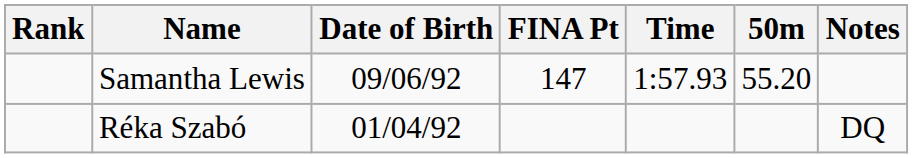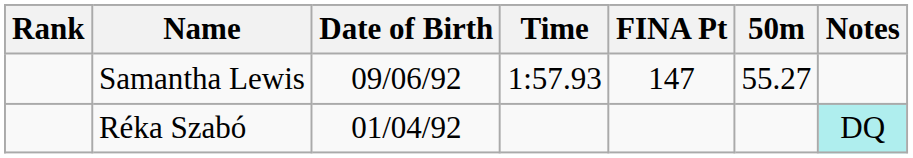columns swapped: (680, 29) <-> (563, 29)
(776, 78) 55.20 -> (776, 78) 55.27
(863, 127) no background -> (863, 127) paleturquoise background
